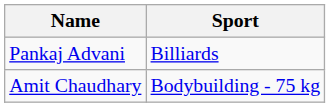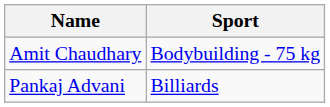rows swapped: (67, 53) <-> (75, 86)
